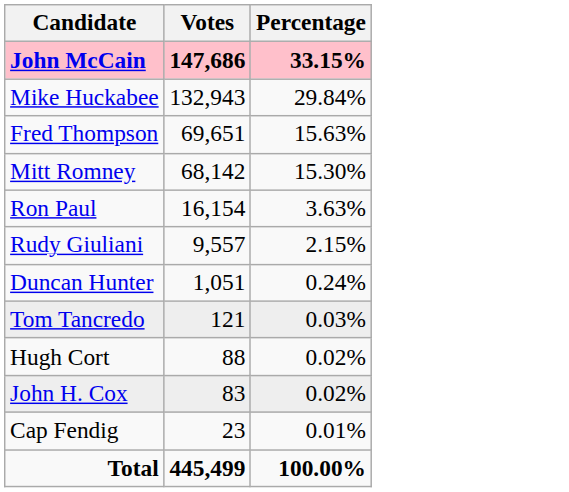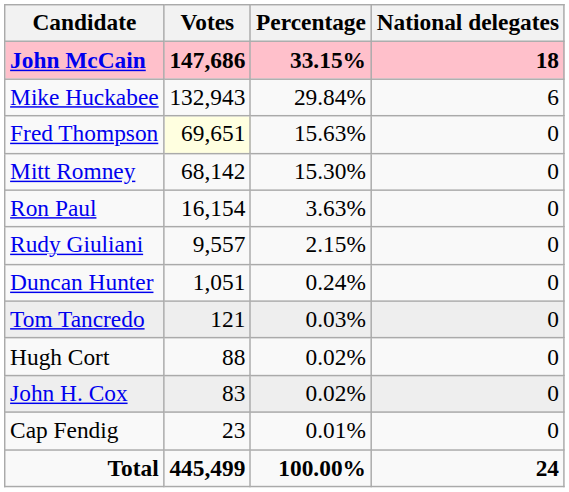+ column: (468, 23)
(213, 134) no background -> (213, 134) lightyellow background
